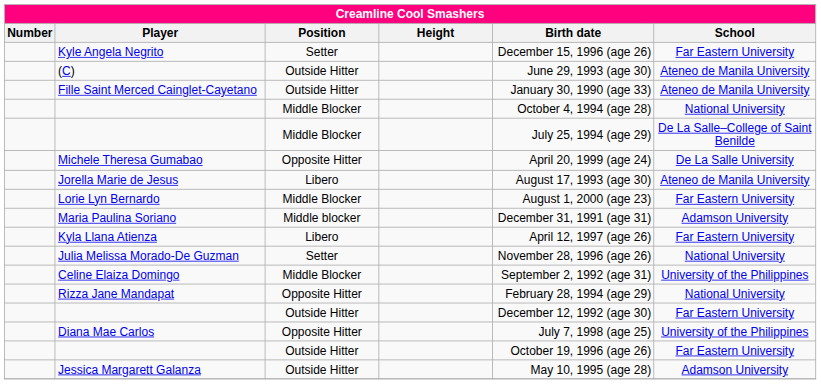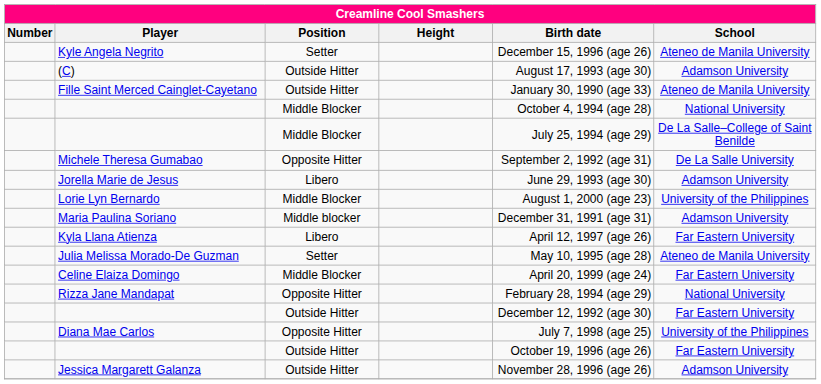(735, 52) Far Eastern University -> (735, 52) Ateneo de Manila University
(589, 71) June 29, 1993 (age 30) -> (583, 71) August 17, 1993 (age 30)
(735, 71) Ateneo de Manila University -> (735, 71) Adamson University
(590, 161) April 20, 1999 (age 24) -> (576, 161) September 2, 1992 (age 31)
(583, 180) August 17, 1993 (age 30) -> (589, 180) June 29, 1993 (age 30)
(735, 180) Ateneo de Manila University -> (735, 180) Adamson University
(735, 199) Far Eastern University -> (735, 199) University of the Philippines
(575, 256) November 28, 1996 (age 26) -> (591, 256) May 10, 1995 (age 28)
(735, 256) National University -> (735, 256) Ateneo de Manila University
(576, 275) September 2, 1992 (age 31) -> (590, 275) April 20, 1999 (age 24)
(735, 275) University of the Philippines -> (735, 275) Far Eastern University
(591, 370) May 10, 1995 (age 28) -> (575, 370) November 28, 1996 (age 26)
